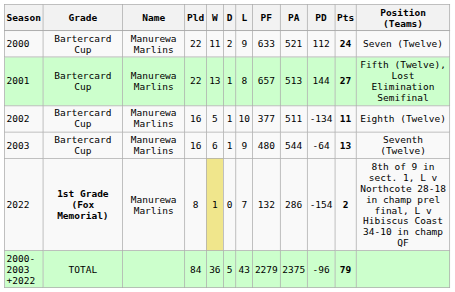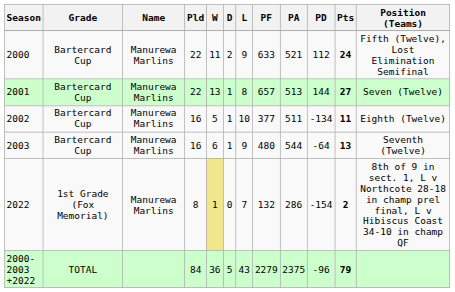(403, 44) Seven (Twelve) -> (403, 55) Fifth (Twelve), Lost Elimination Semifinal
(403, 81) Fifth (Twelve), Lost Elimination Semifinal -> (403, 92) Seven (Twelve)
(83, 204) bold -> (83, 204) normal
